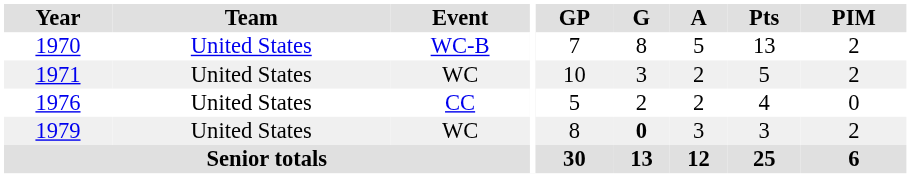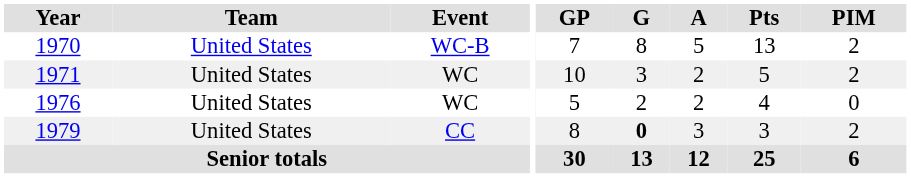(460, 102) CC -> (460, 102) WC
(460, 130) WC -> (460, 130) CC
